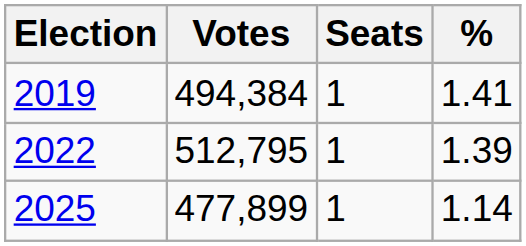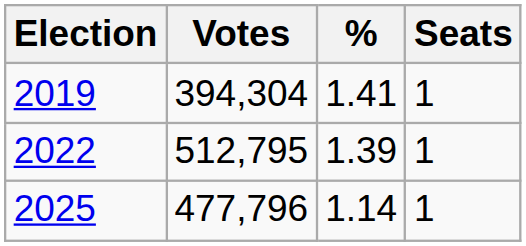columns swapped: (477, 33) <-> (374, 33)
(241, 92) 494,384 -> (241, 92) 394,304
(241, 209) 477,899 -> (241, 209) 477,796
